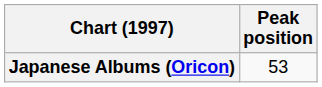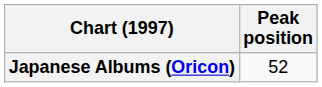(278, 67) 53 -> (278, 67) 52
